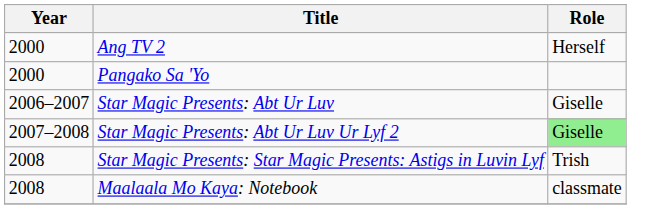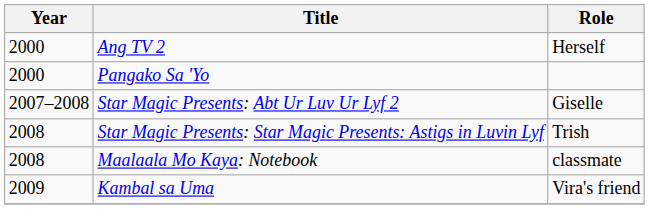- row: (216, 103)
(578, 132) lightgreen background -> (578, 103) no background
+ row: (156, 189)
